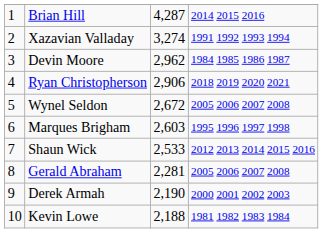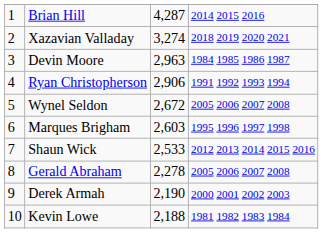(240, 37) 1991 1992 1993 1994 -> (240, 37) 2018 2019 2020 2021
(169, 60) 2,962 -> (169, 60) 2,963
(240, 82) 2018 2019 2020 2021 -> (240, 82) 1991 1992 1993 1994
(169, 171) 2,281 -> (169, 171) 2,278
